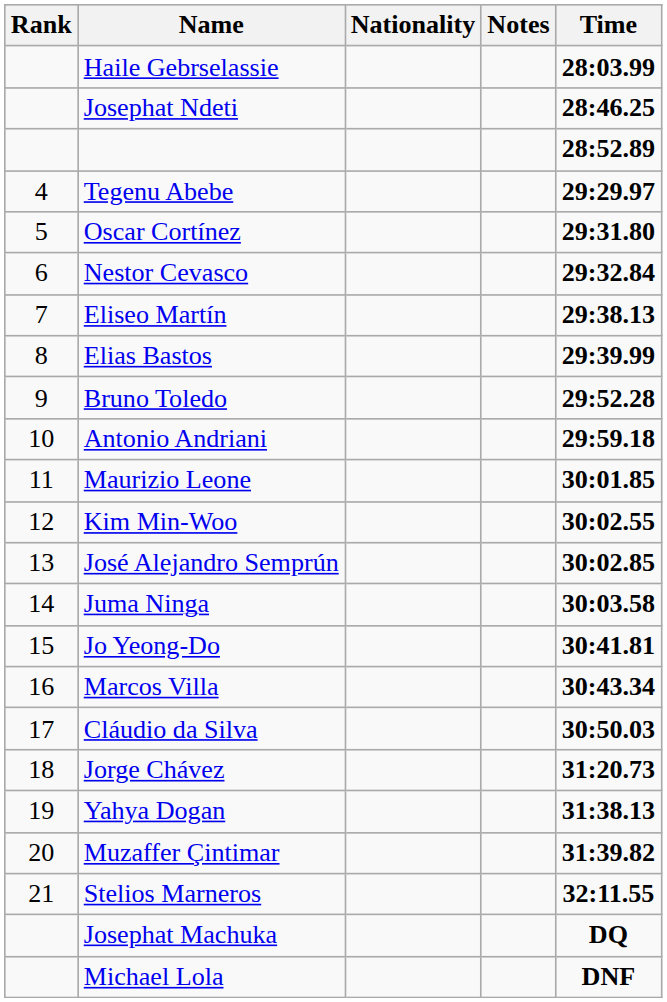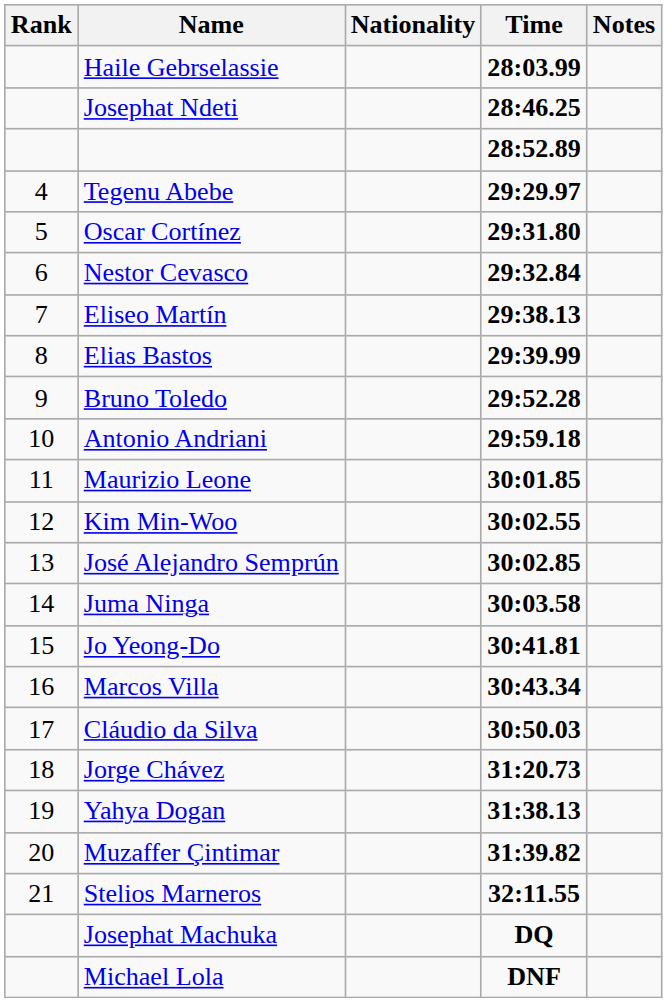columns swapped: (608, 25) <-> (519, 25)
